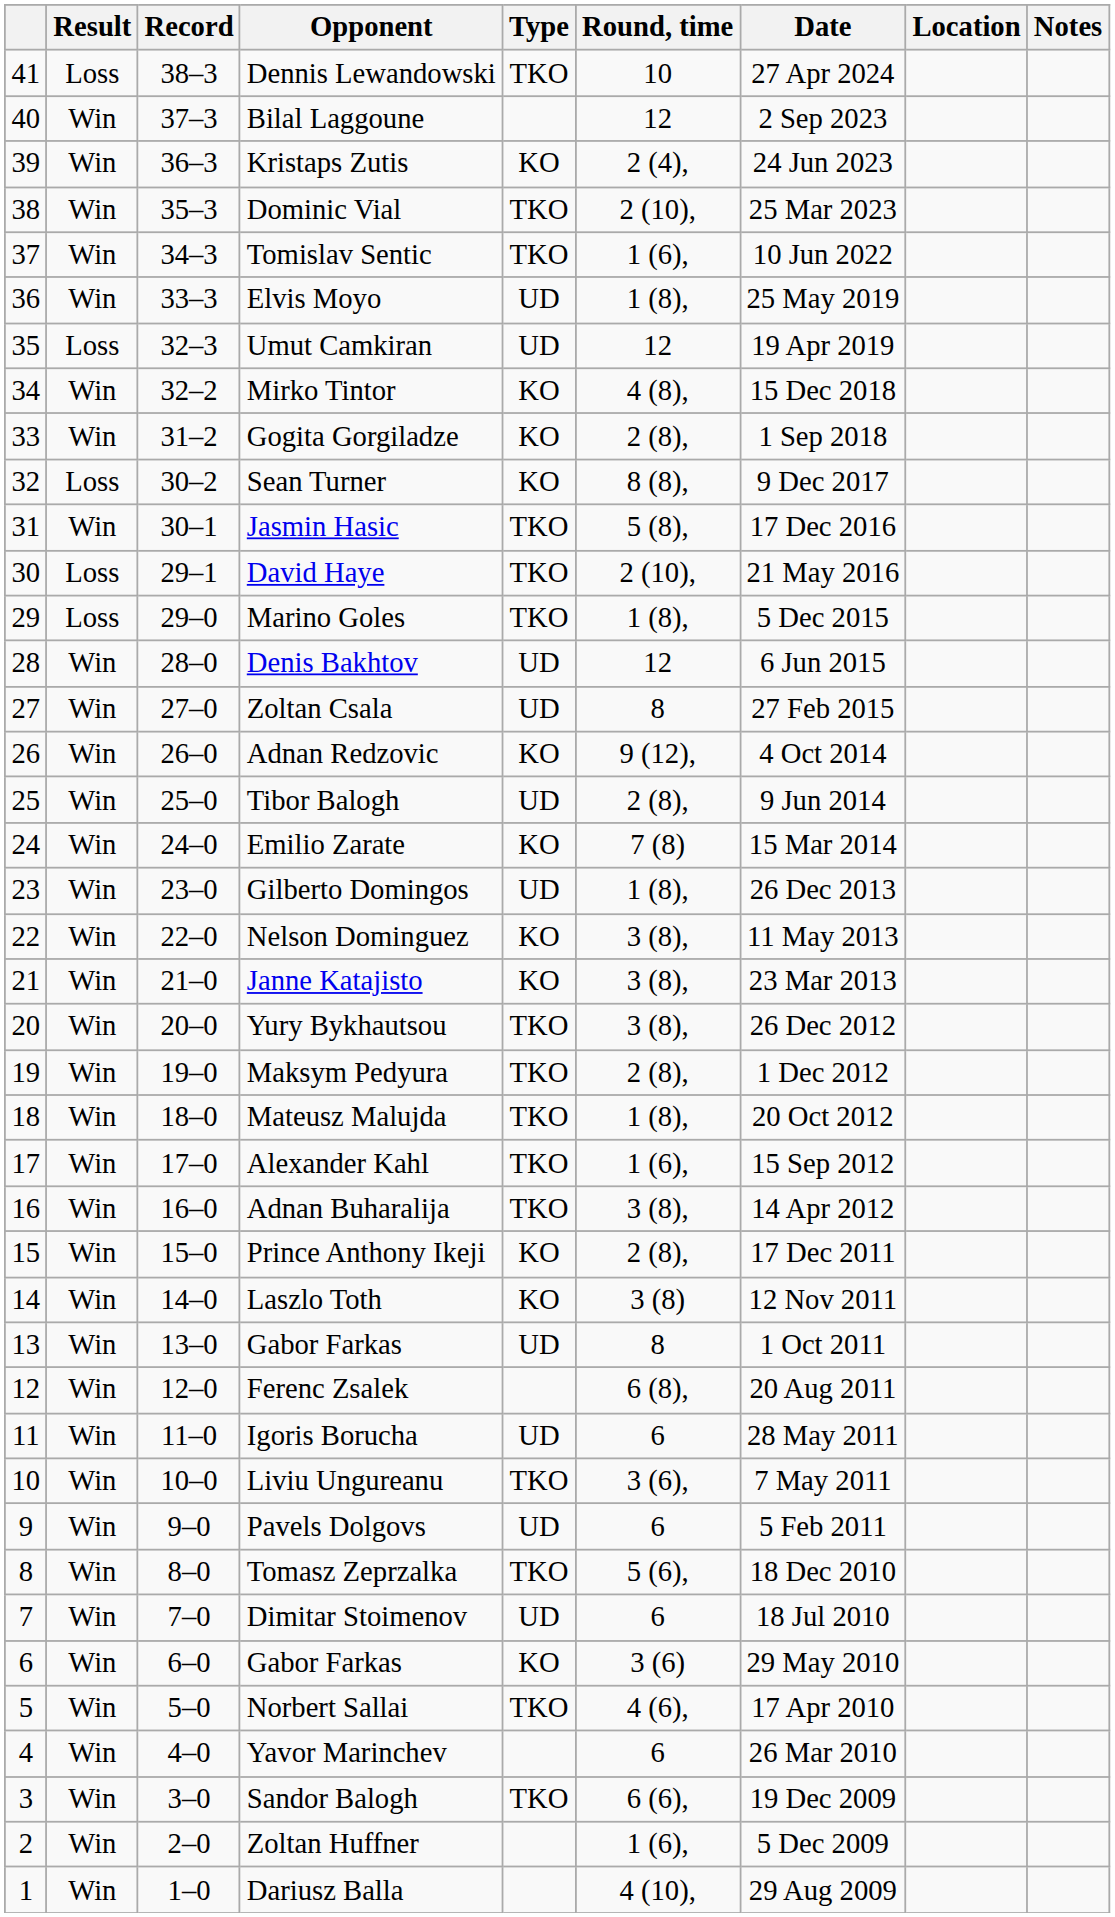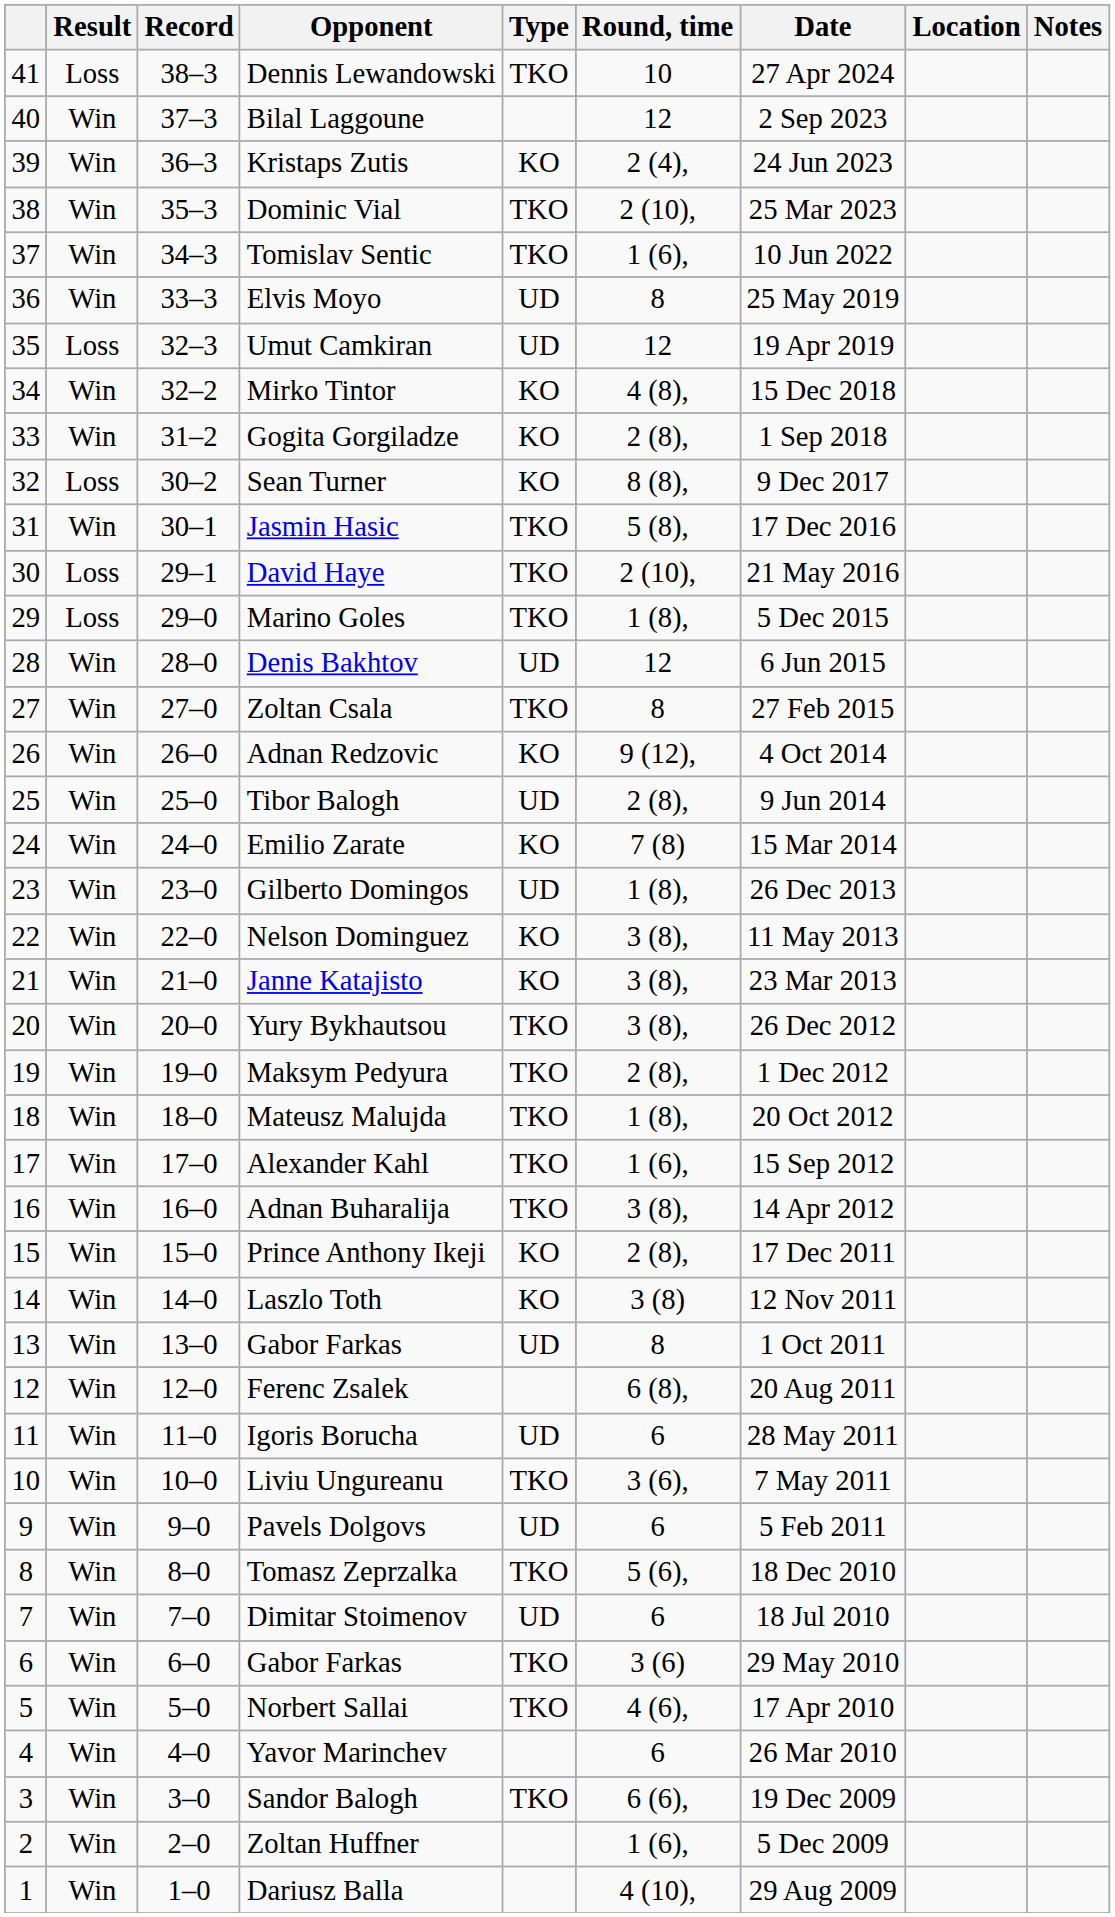(658, 299) 1 (8), -> (658, 299) 8
(539, 708) UD -> (539, 708) TKO
(539, 1662) KO -> (539, 1662) TKO
